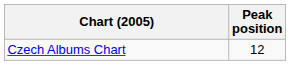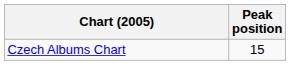(257, 49) 12 -> (257, 49) 15
